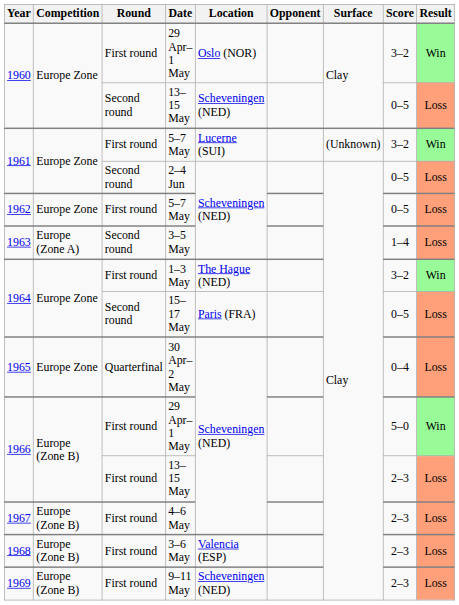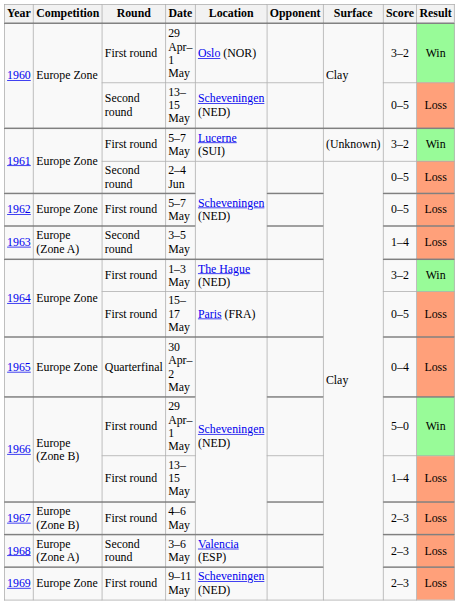(122, 314) Second round -> (131, 314) First round
(400, 478) 2–3 -> (400, 478) 1–4
(58, 551) Europe (Zone B) -> (58, 551) Europe (Zone A)
(131, 551) First round -> (122, 551) Second round
(58, 583) Europe (Zone B) -> (67, 583) Europe Zone
